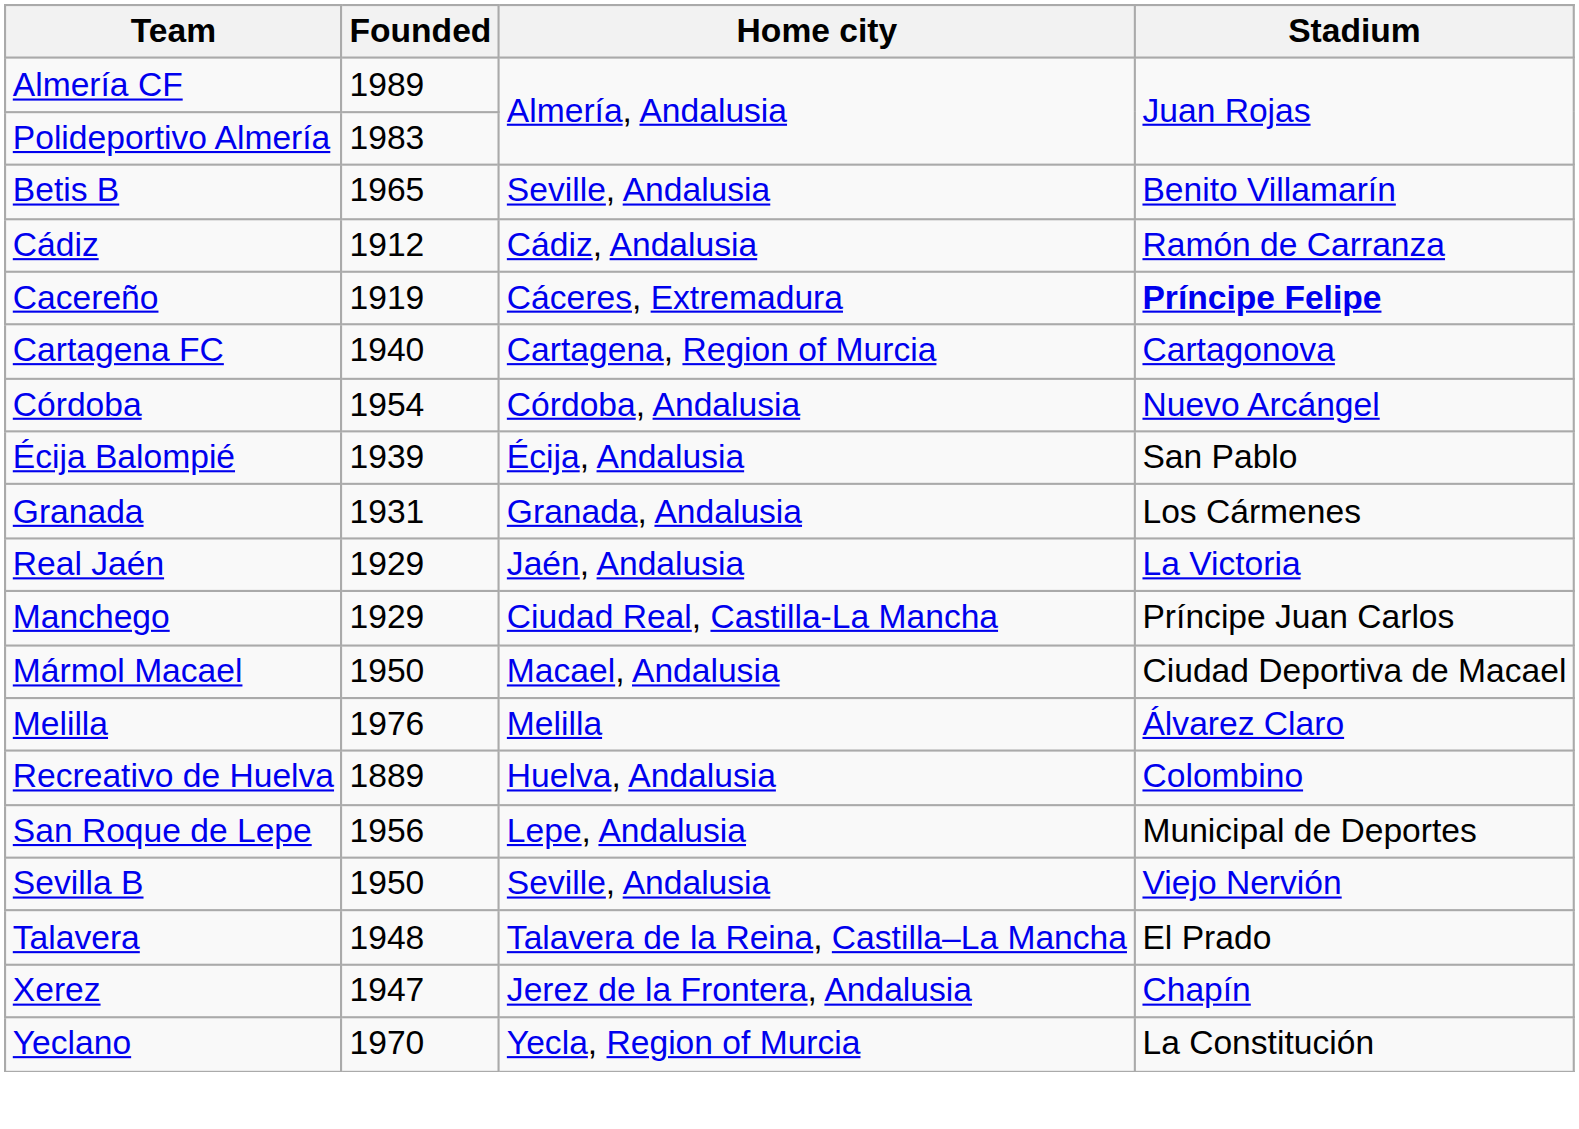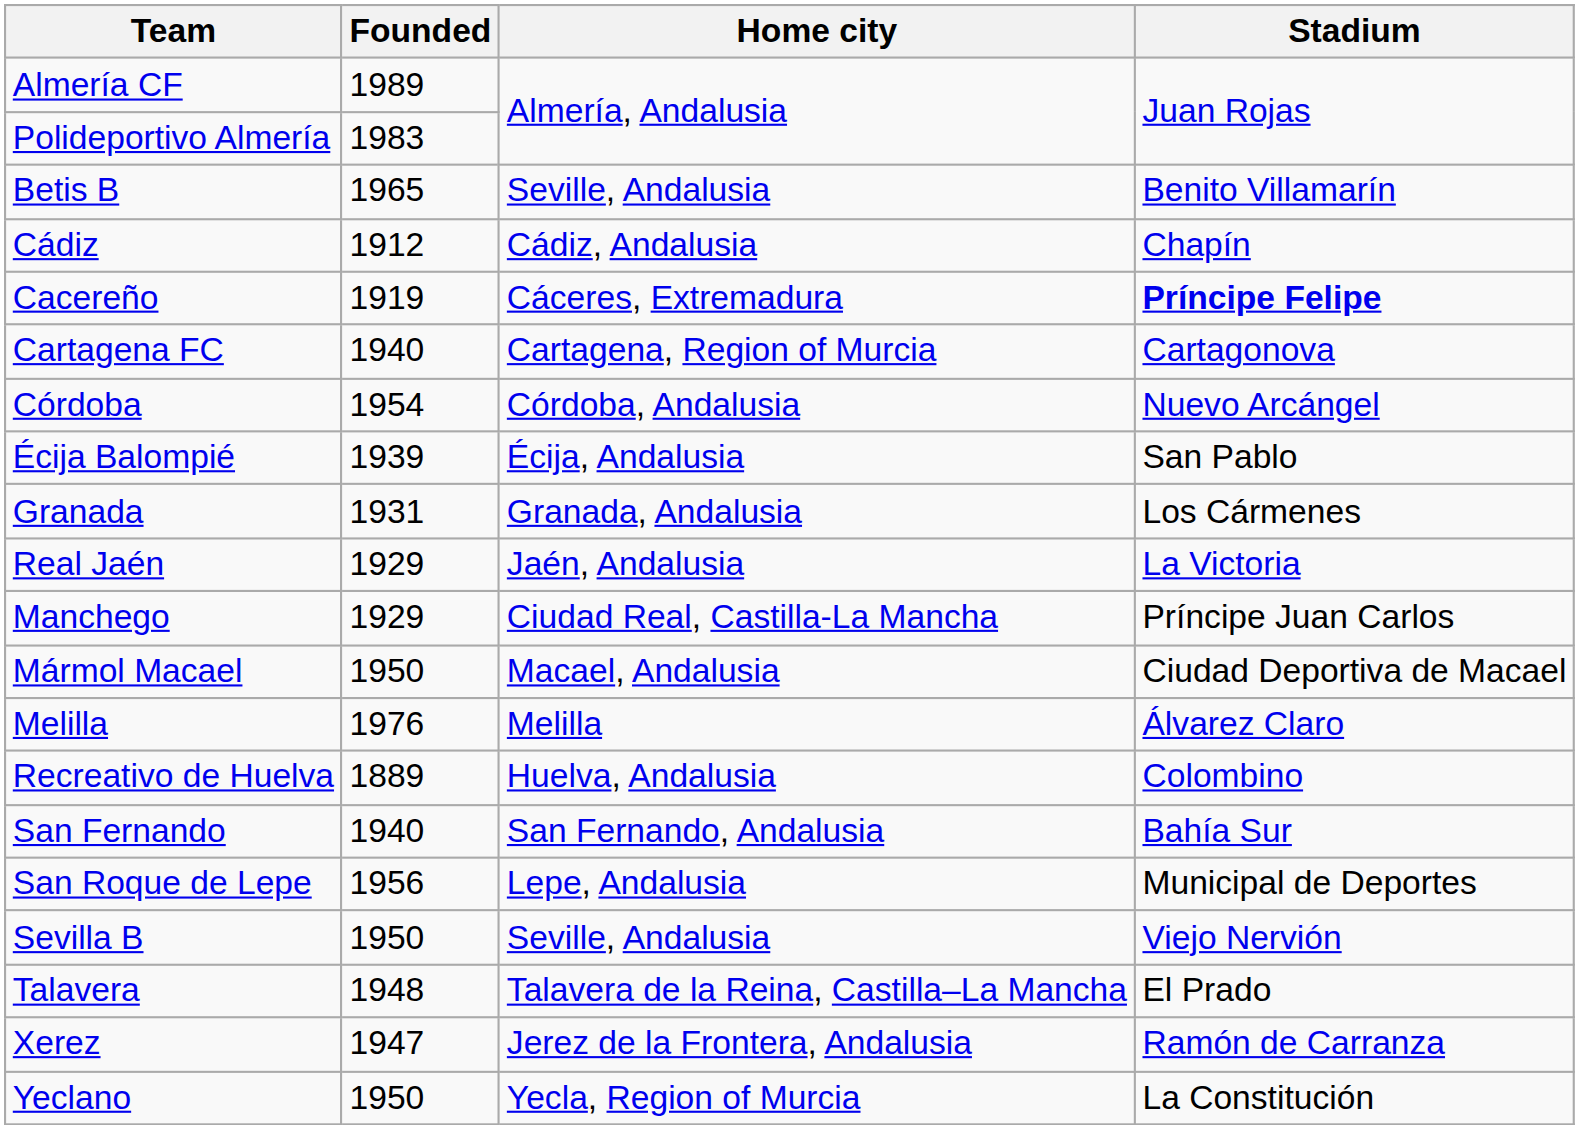(1294, 244) Ramón de Carranza -> (1197, 244) Chapín
+ row: (119, 830)
(1197, 990) Chapín -> (1294, 1043) Ramón de Carranza
(387, 1043) 1970 -> (387, 1096) 1950
